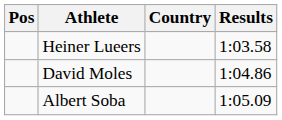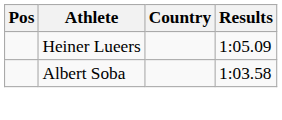(245, 45) 1:03.58 -> (245, 45) 1:05.09
- row: (87, 73)
(245, 100) 1:05.09 -> (245, 73) 1:03.58
